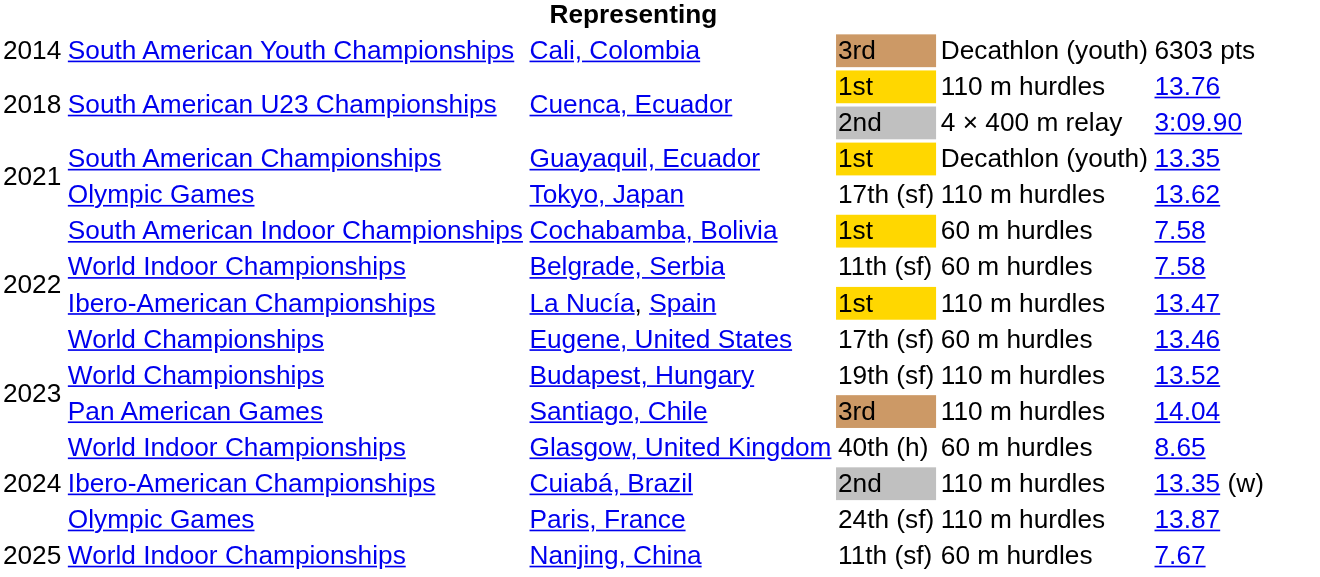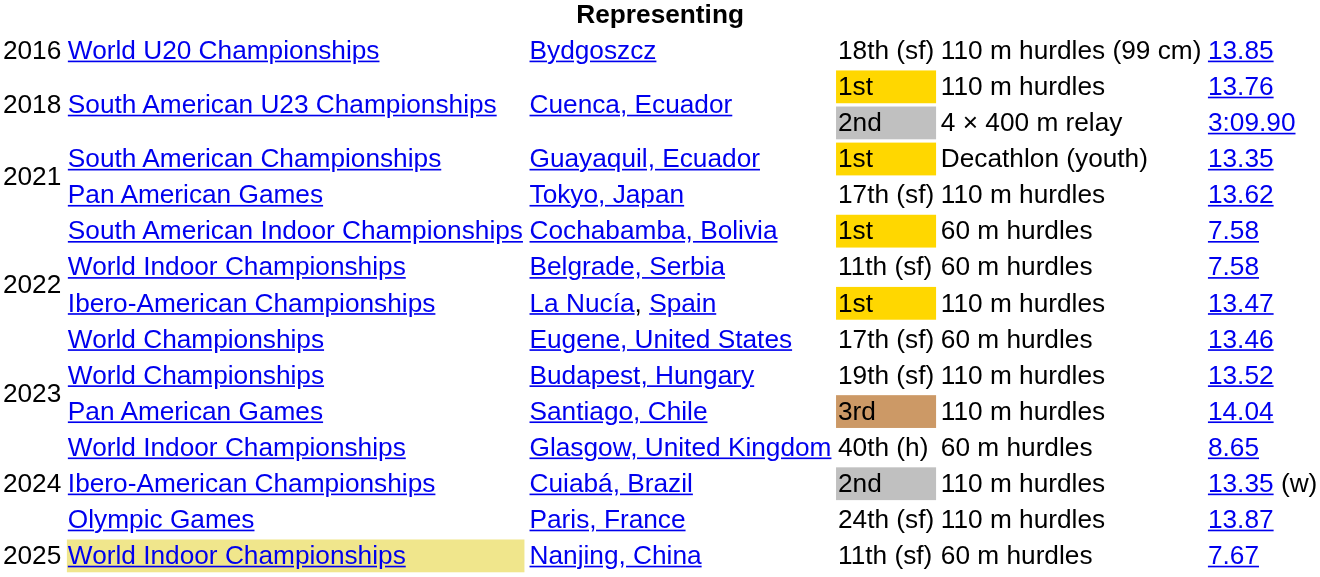- row: (615, 50)
+ row: (593, 50)
(161, 194) Olympic Games -> (195, 194) Pan American Games
(237, 555) no background -> (237, 555) khaki background
